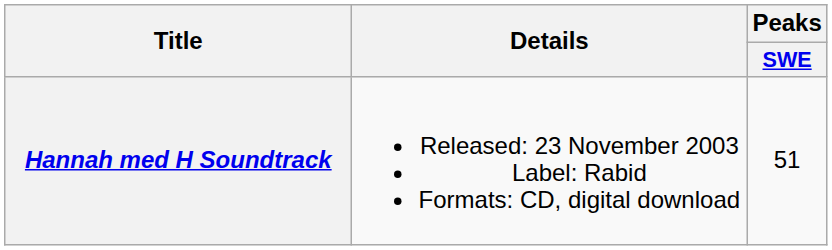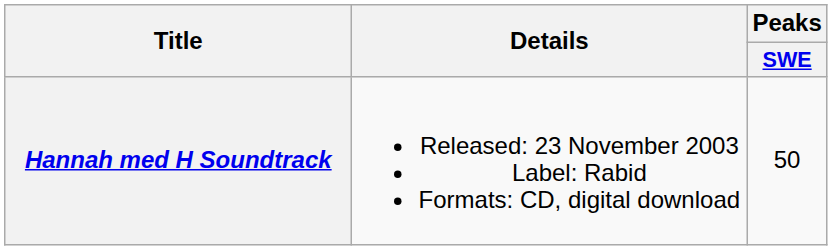(787, 160) 51 -> (787, 160) 50
